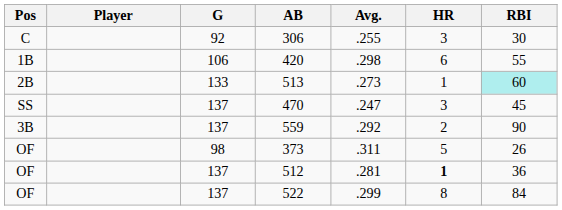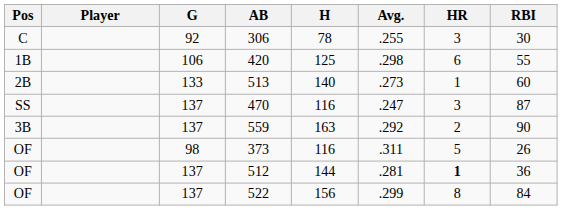+ column: (325, 15)
(519, 82) paleturquoise background -> (523, 82) no background
(519, 104) 45 -> (523, 104) 87
